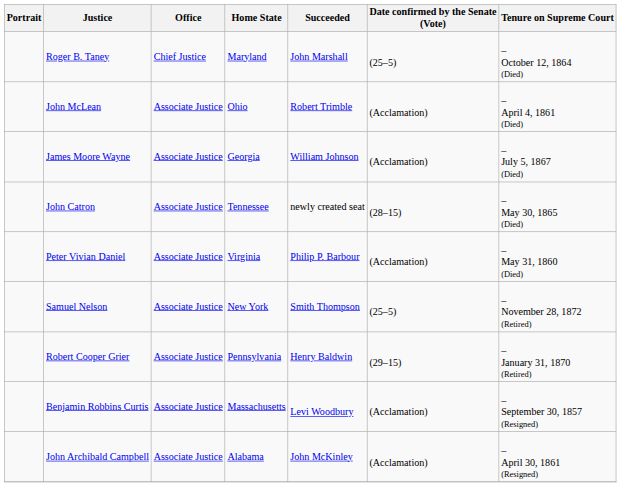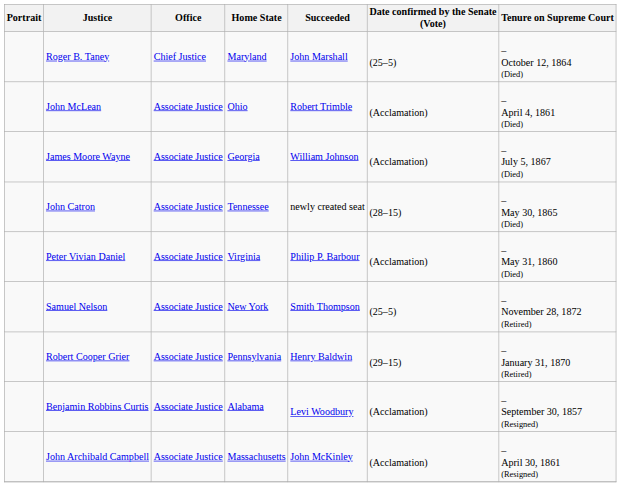(257, 406) Massachusetts -> (246, 406) Alabama
(246, 456) Alabama -> (257, 456) Massachusetts
